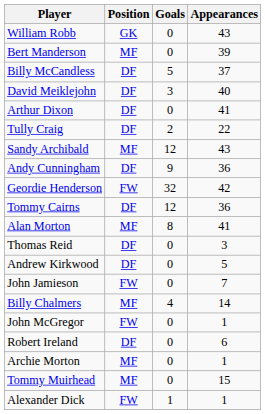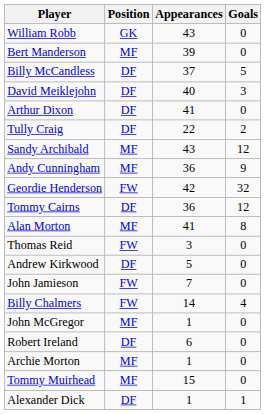columns swapped: (224, 14) <-> (170, 14)
(129, 168) DF -> (129, 168) MF
(129, 245) DF -> (129, 245) FW
(129, 303) MF -> (129, 303) FW
(129, 322) FW -> (129, 322) MF
(129, 399) FW -> (129, 399) DF
